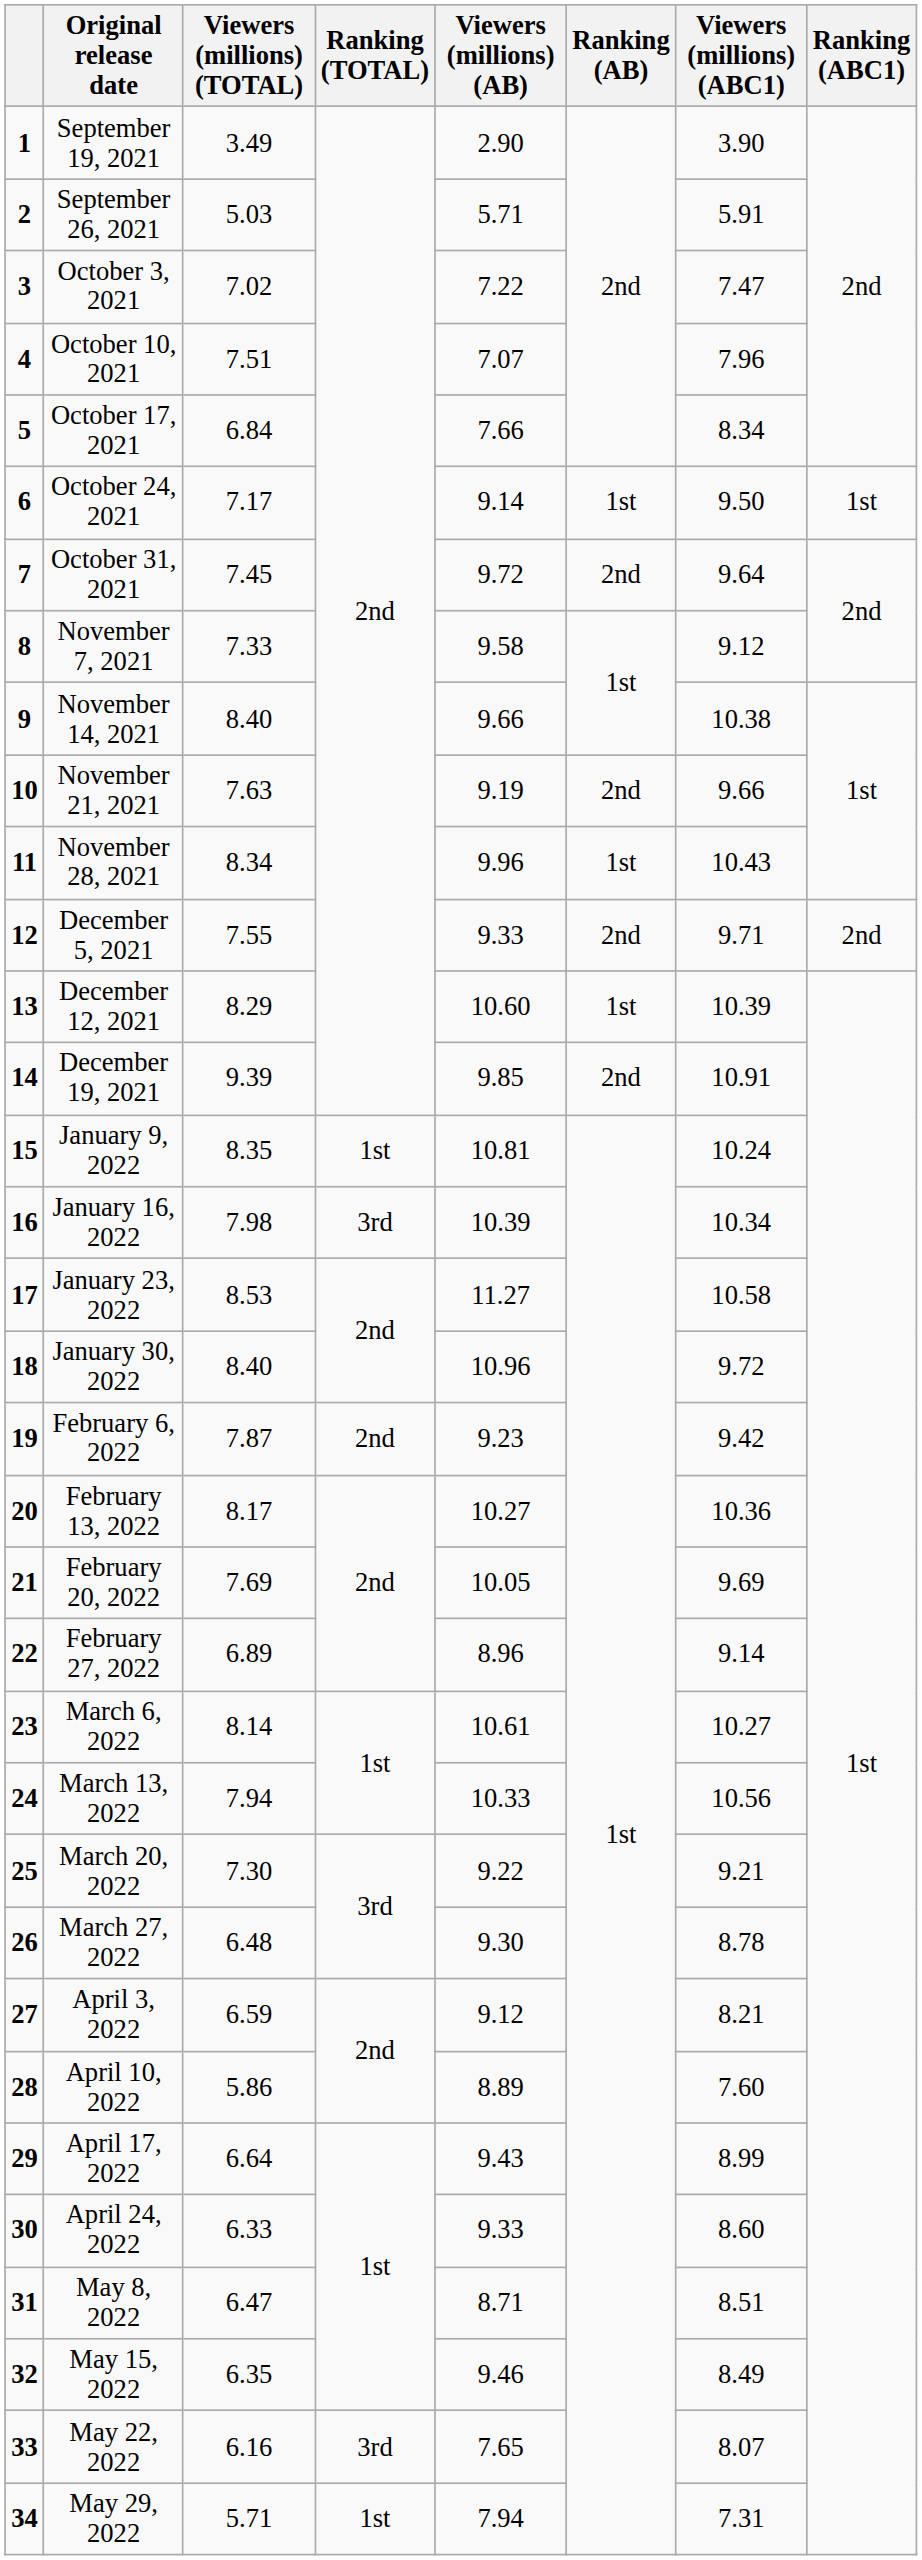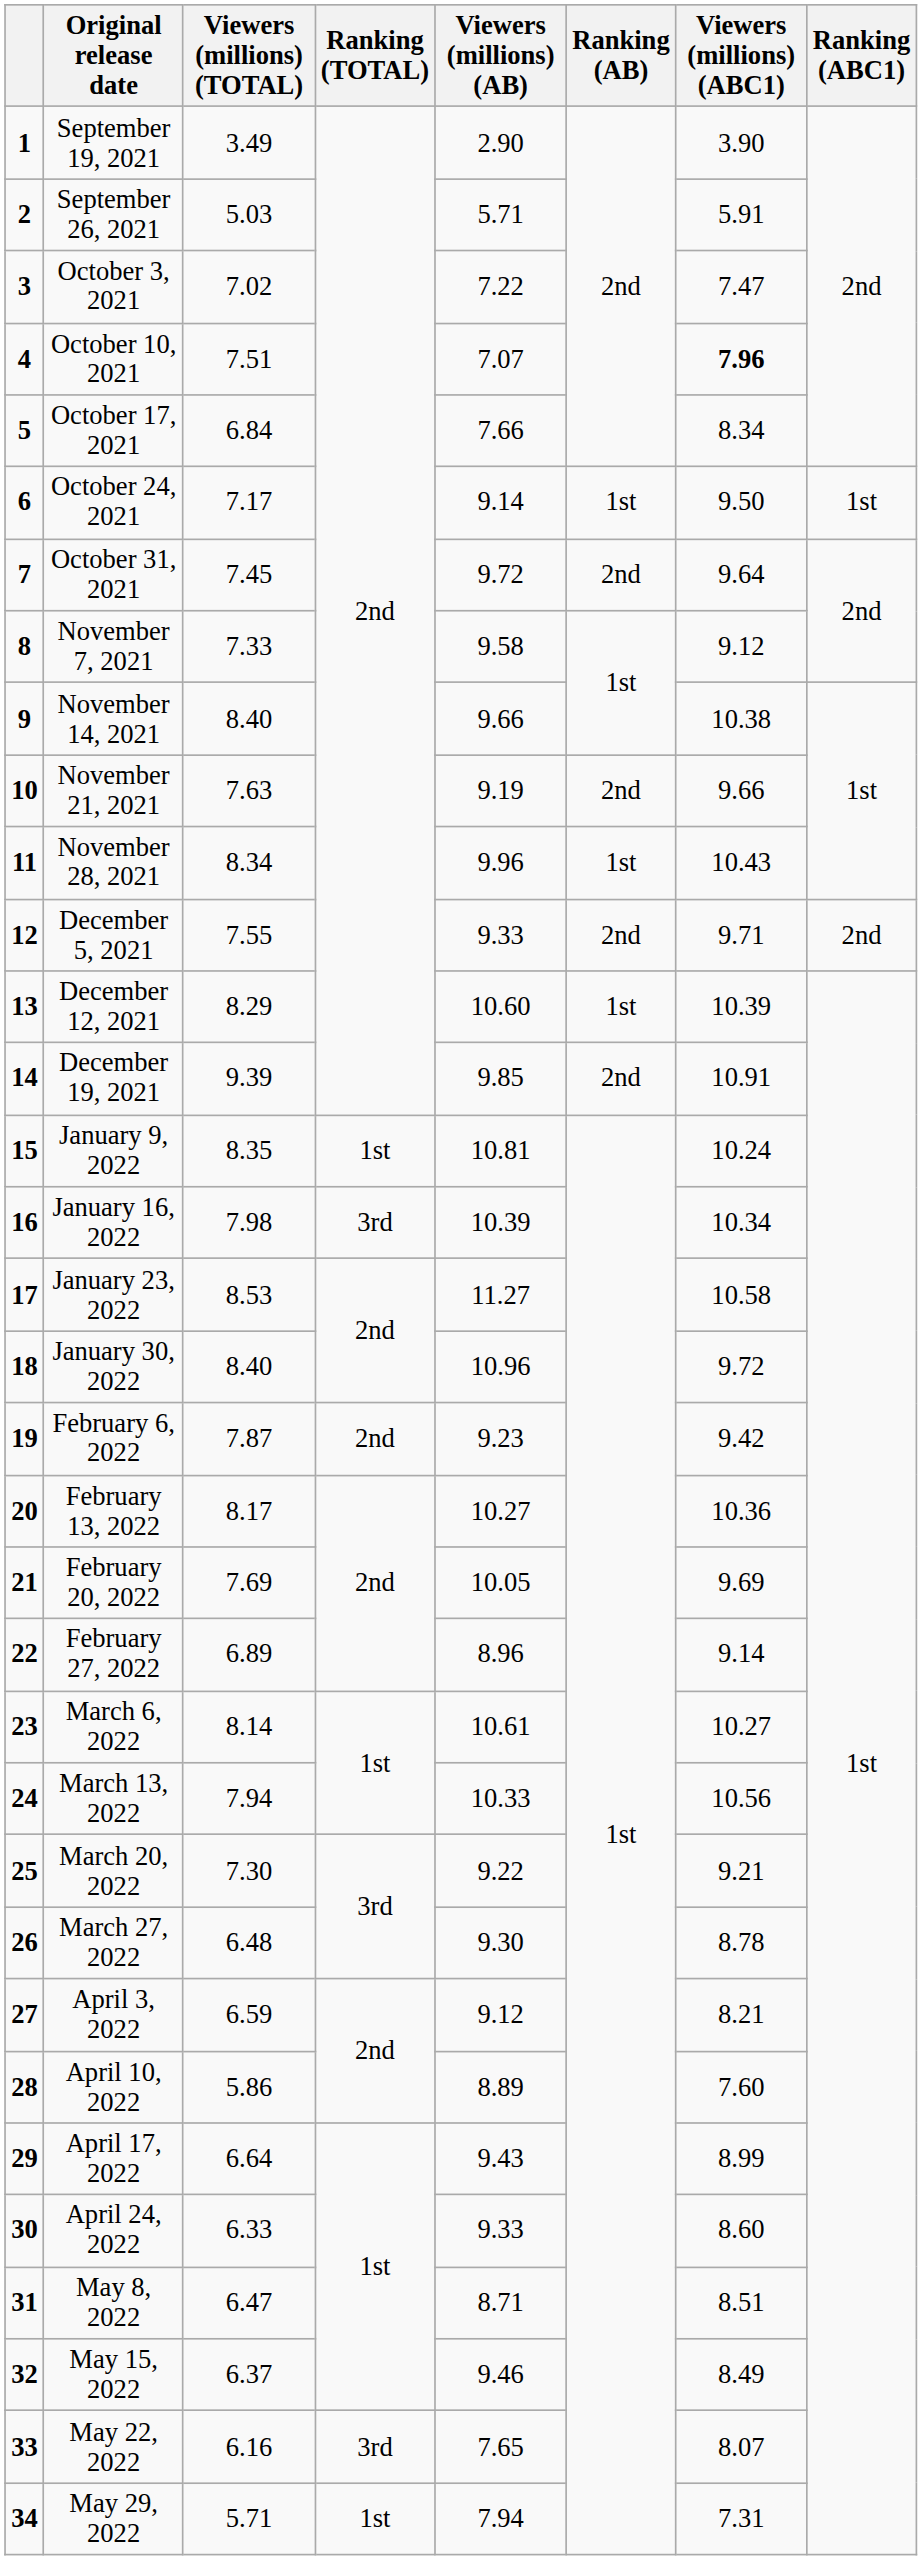(741, 358) normal -> (741, 358) bold
(249, 2374) 6.35 -> (249, 2374) 6.37
